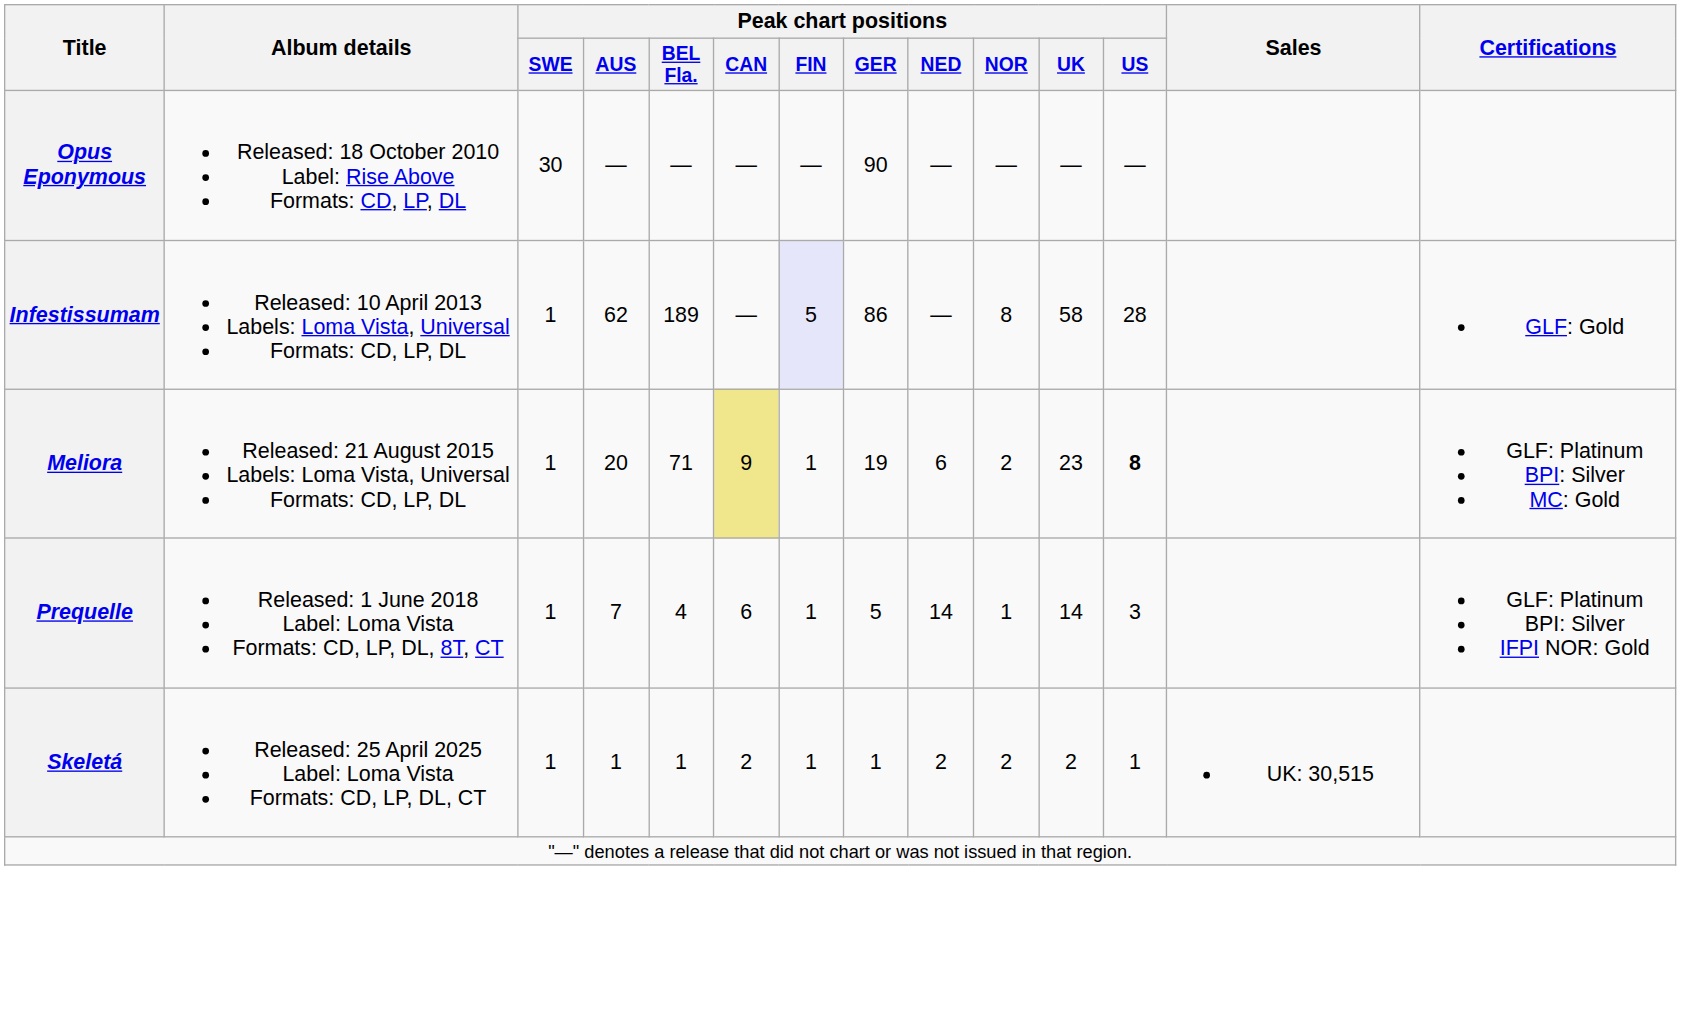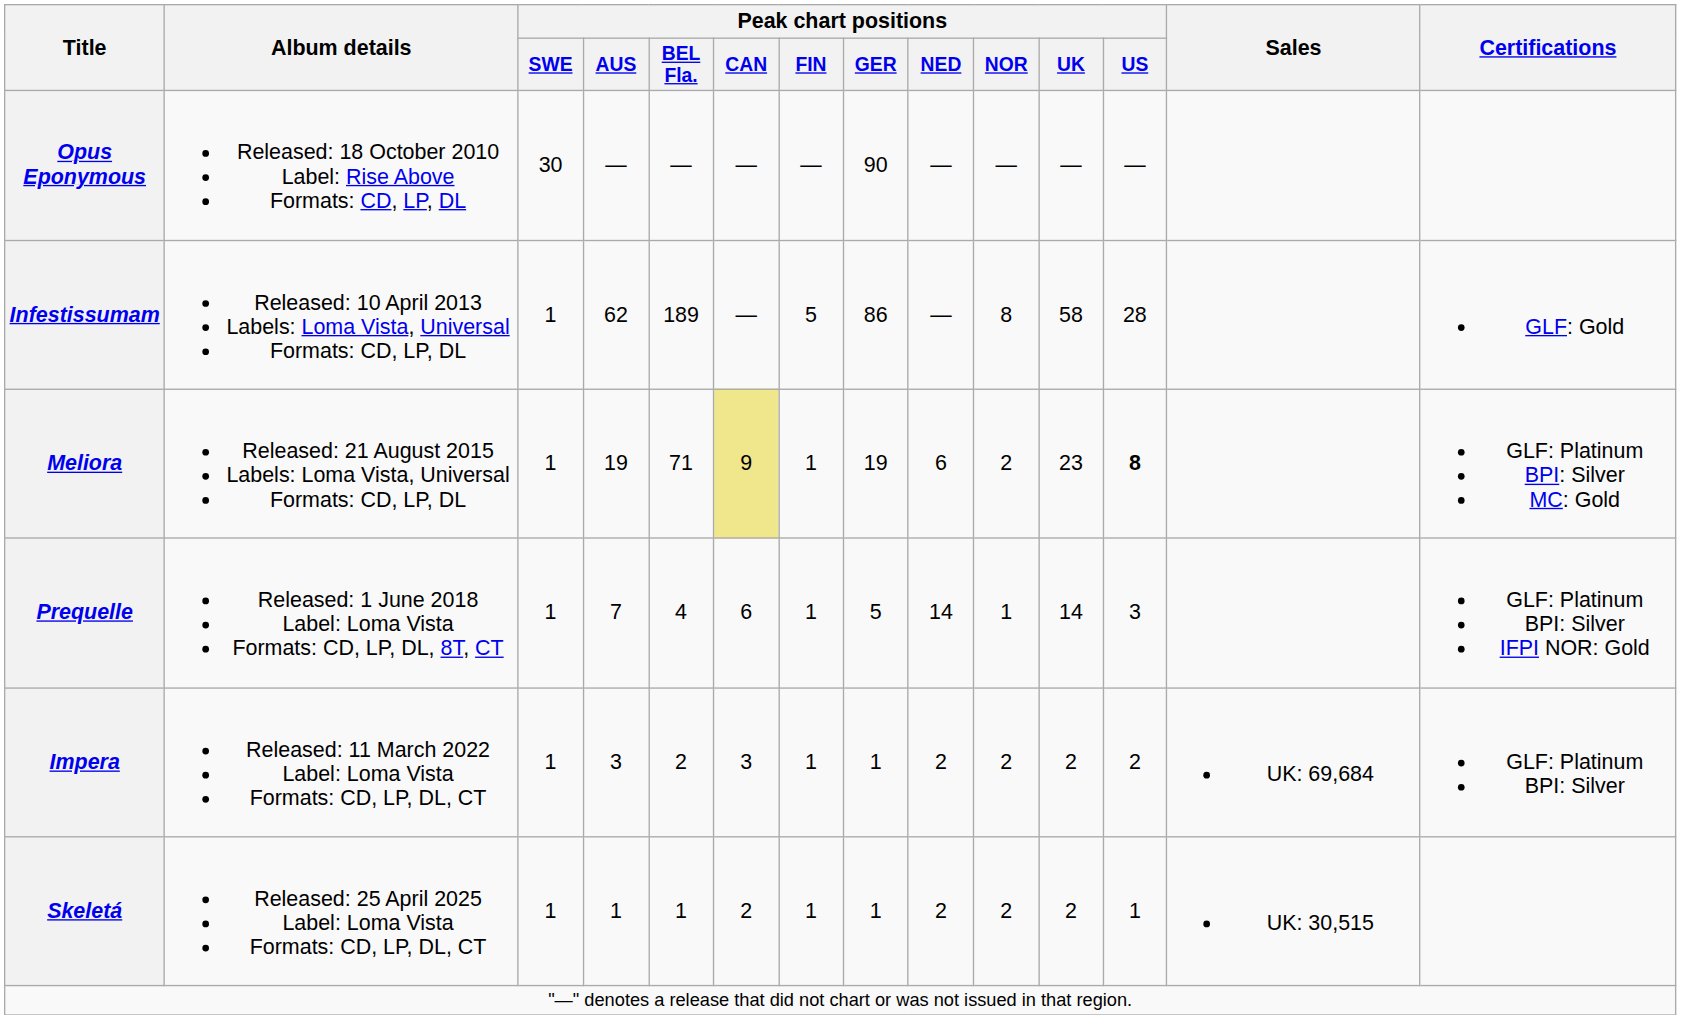(811, 314) lavender background -> (811, 314) no background
(616, 463) 20 -> (616, 463) 19
+ row: (85, 762)
